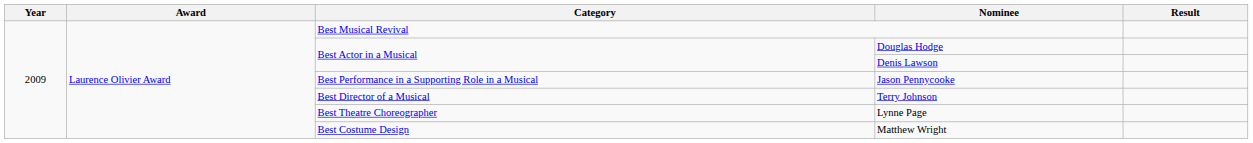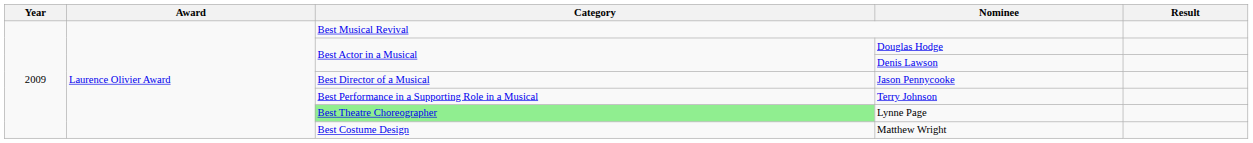(428, 79) Best Performance in a Supporting Role in a Musical -> (374, 79) Best Director of a Musical
(374, 96) Best Director of a Musical -> (428, 96) Best Performance in a Supporting Role in a Musical
(377, 113) no background -> (377, 113) lightgreen background
